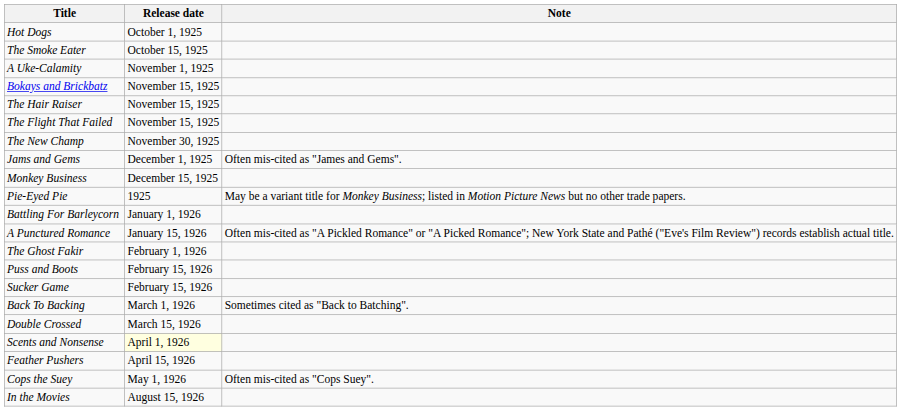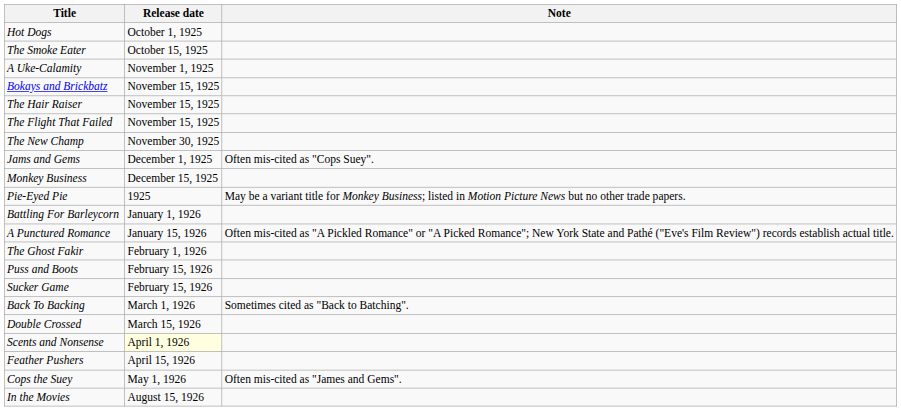(313, 159) Often mis-cited as "James and Gems". -> (299, 159) Often mis-cited as "Cops Suey".
(299, 379) Often mis-cited as "Cops Suey". -> (313, 379) Often mis-cited as "James and Gems".
